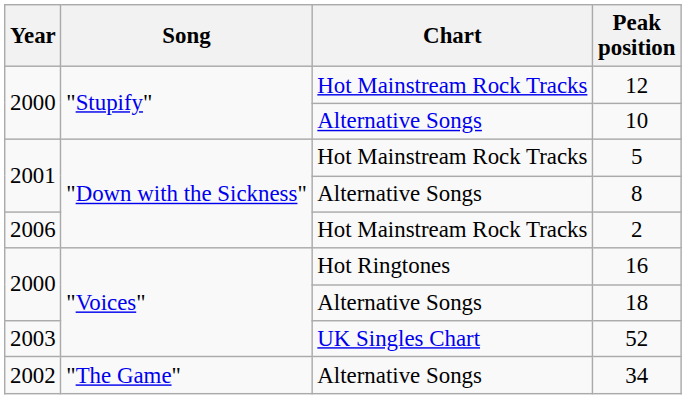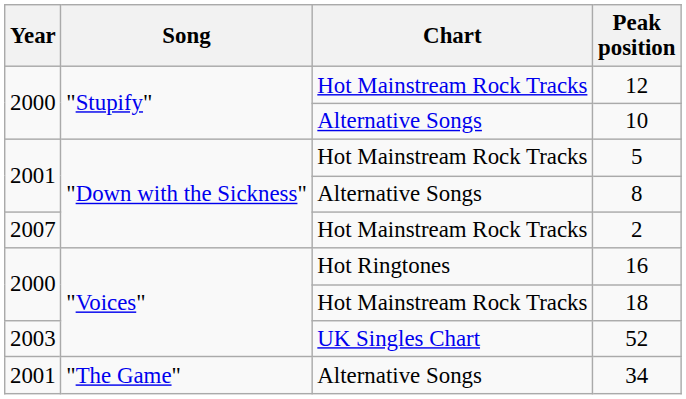(33, 229) 2006 -> (33, 229) 2007
(400, 302) Alternative Songs -> (452, 302) Hot Mainstream Rock Tracks
(33, 374) 2002 -> (33, 374) 2001
